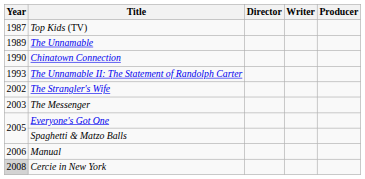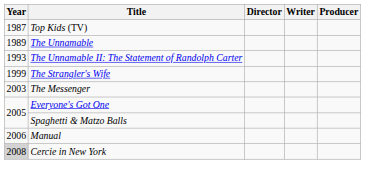- row: (76, 58)
(16, 89) 2002 -> (16, 74) 1999
